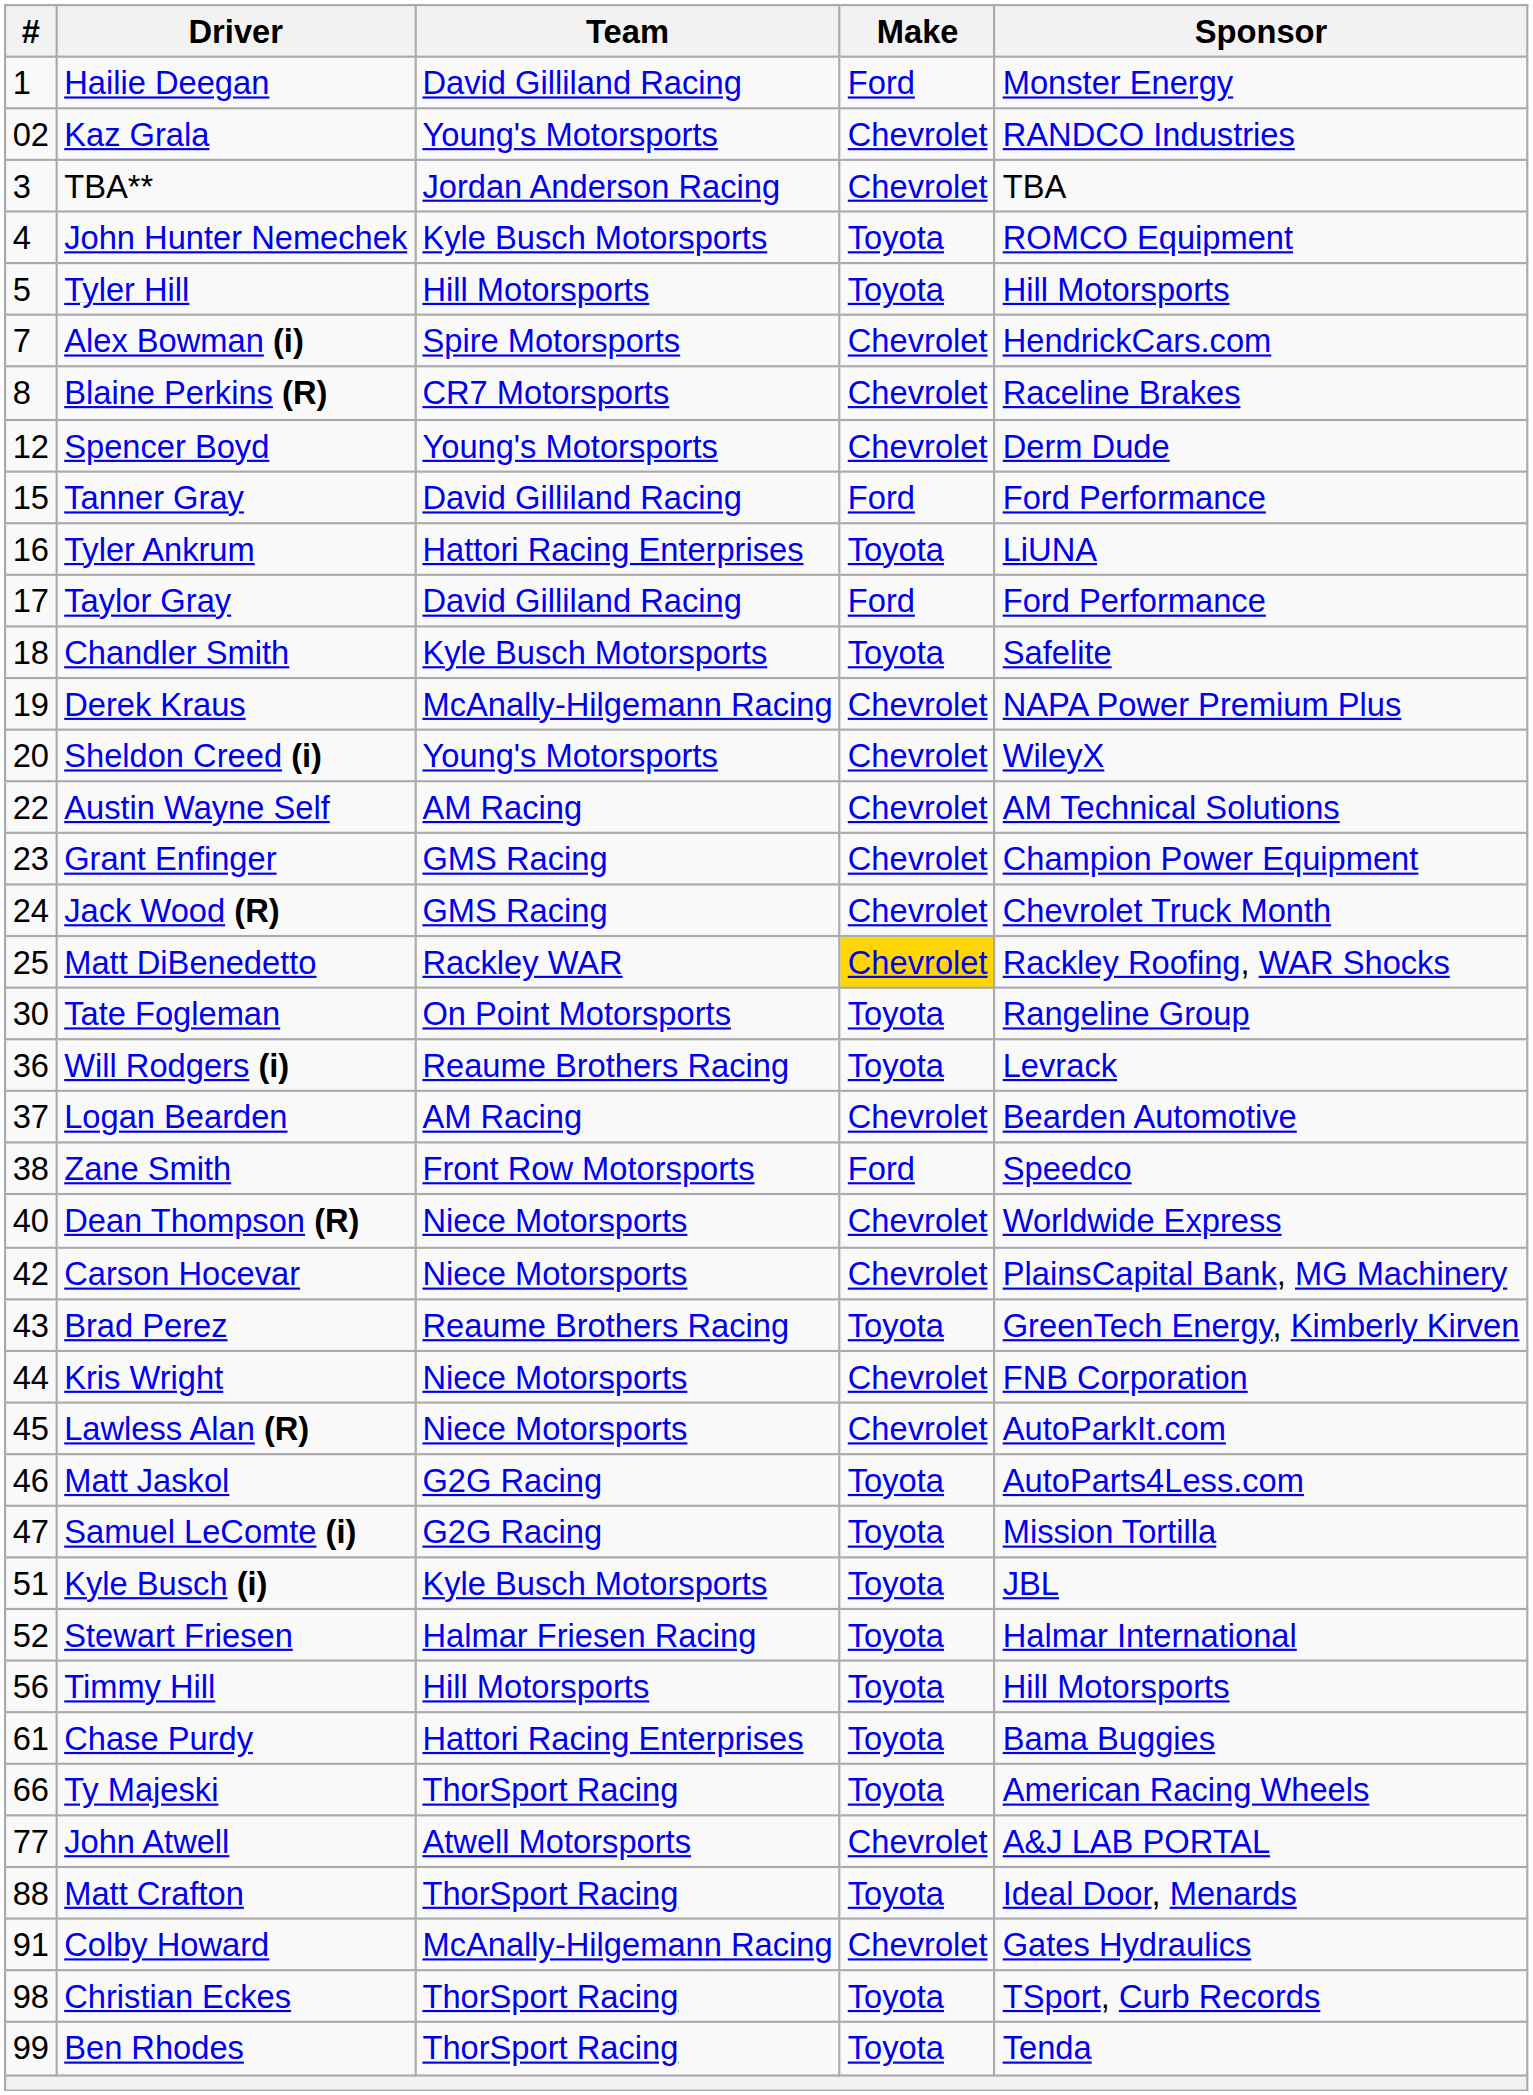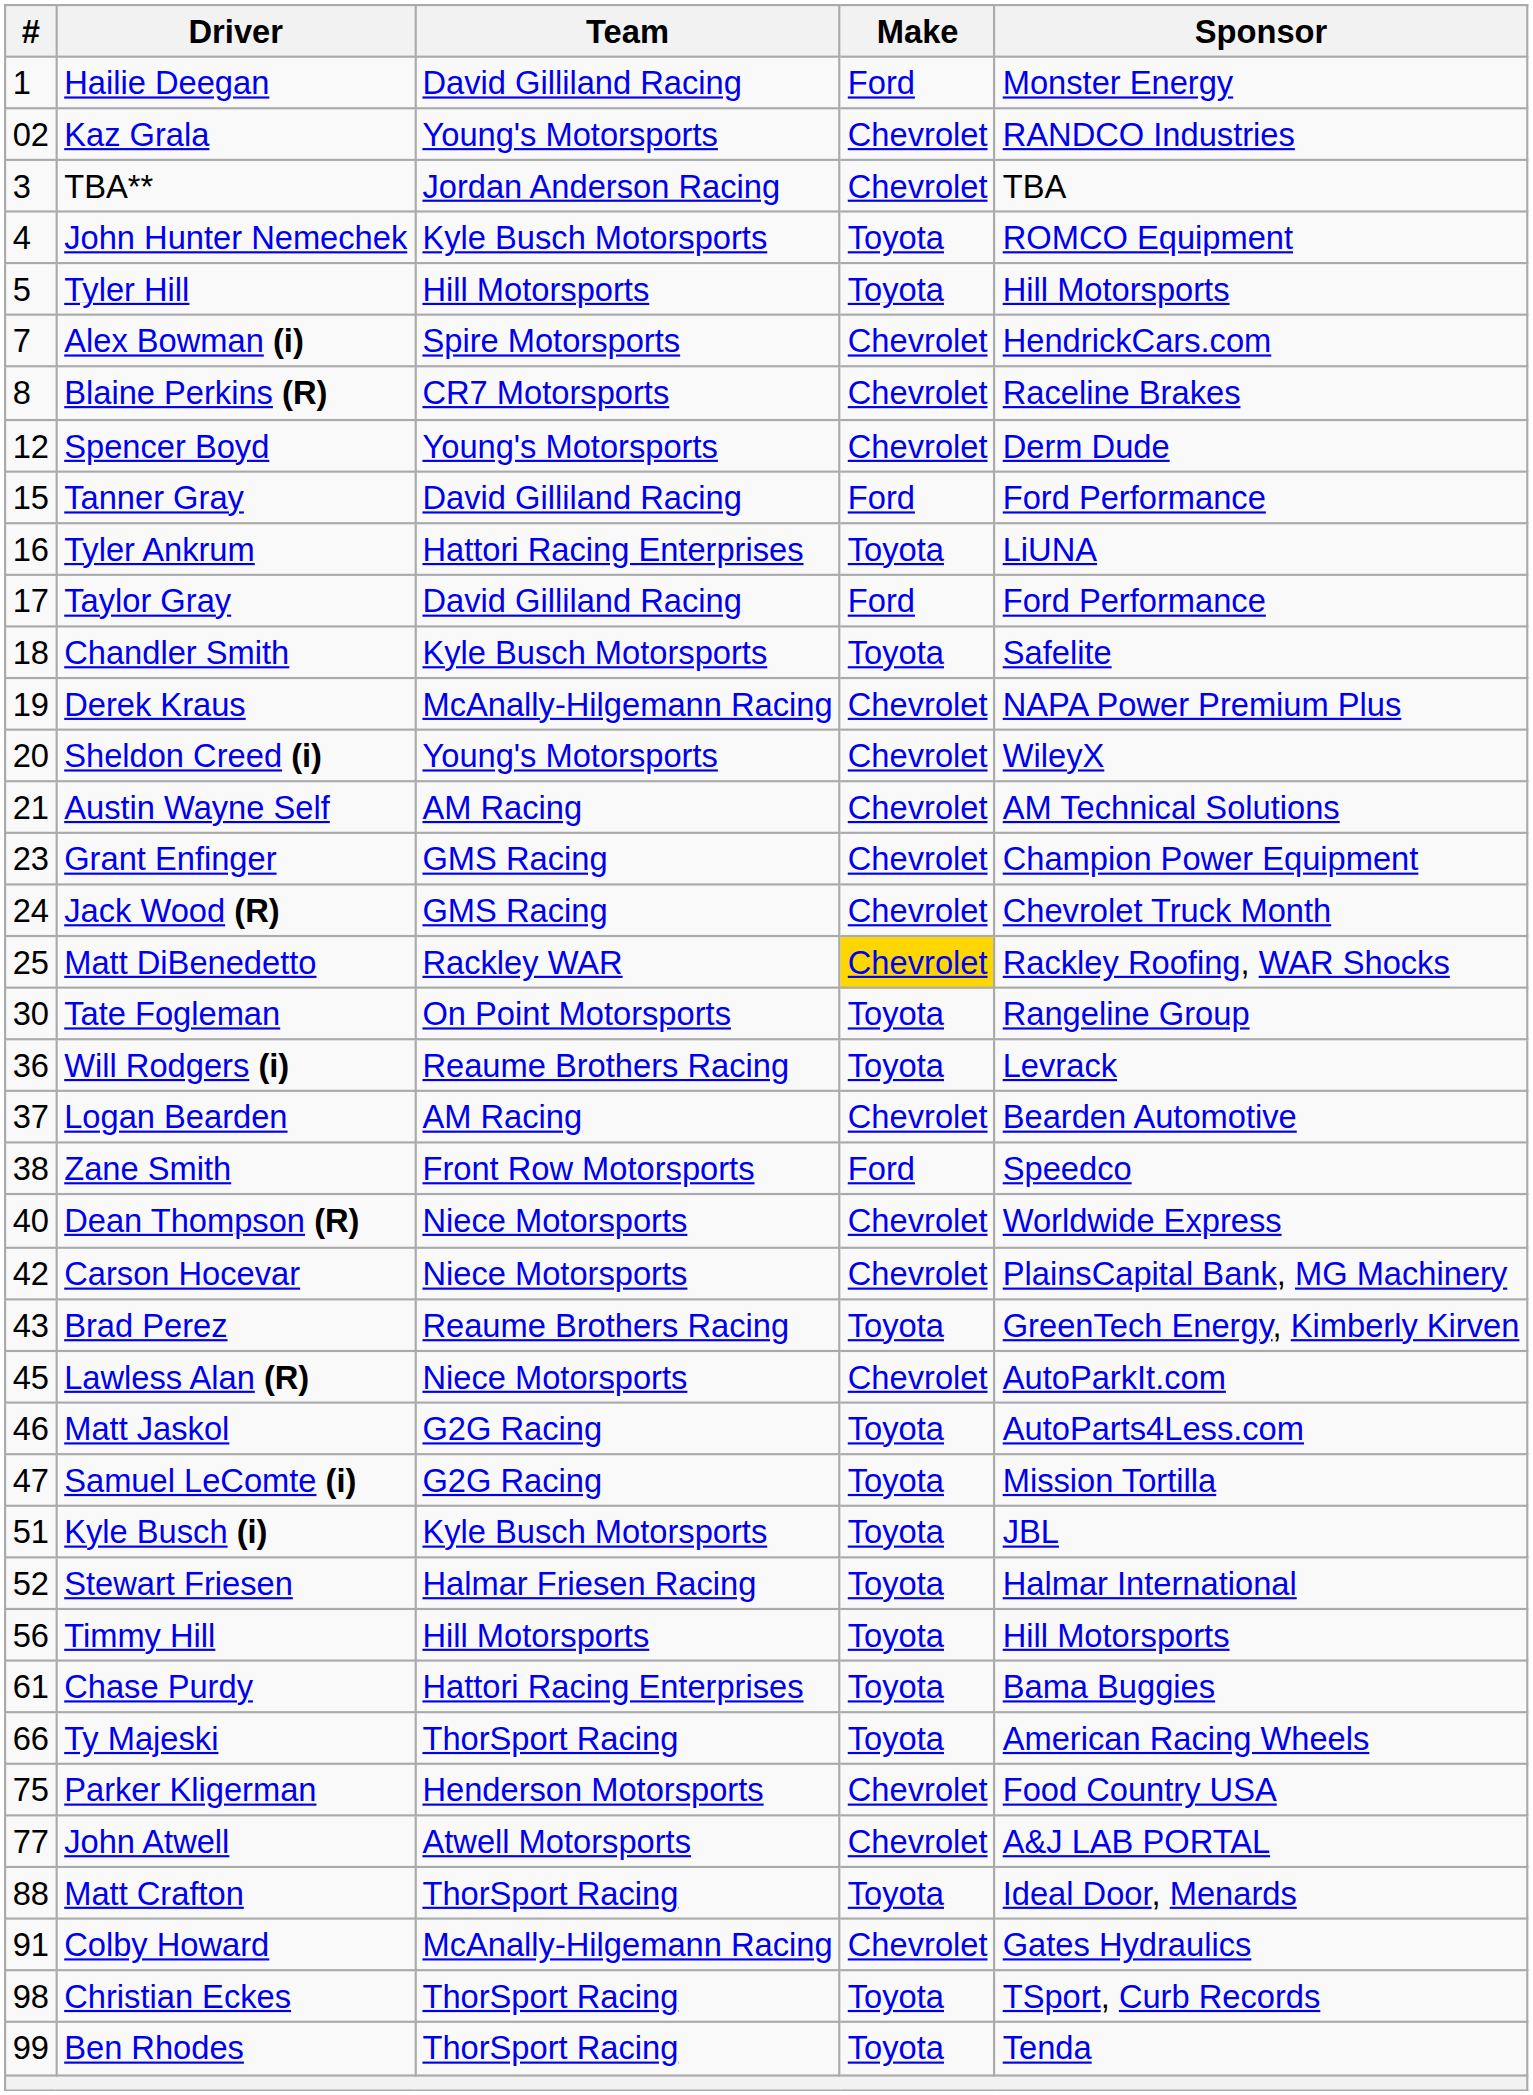(31, 807) 22 -> (31, 807) 21
- row: (144, 1376)
+ row: (190, 1790)
